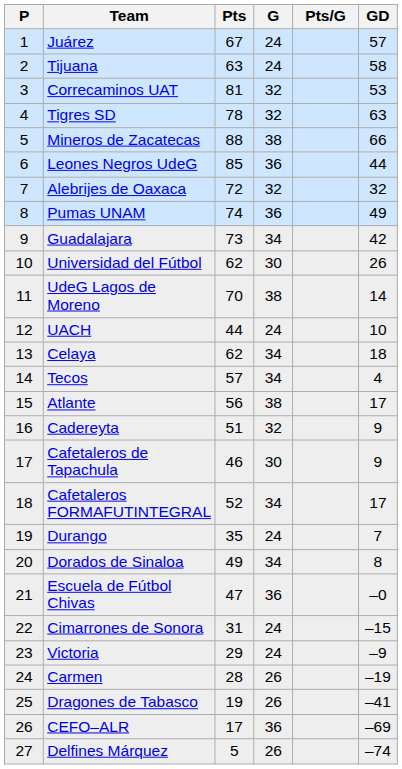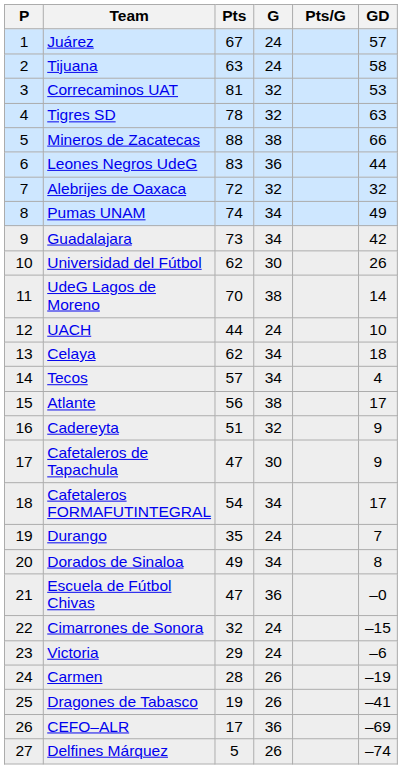(234, 164) 85 -> (234, 164) 83
(273, 213) 36 -> (273, 213) 34
(234, 461) 46 -> (234, 461) 47
(234, 503) 52 -> (234, 503) 54
(234, 628) 31 -> (234, 628) 32
(378, 652) –9 -> (378, 652) –6
